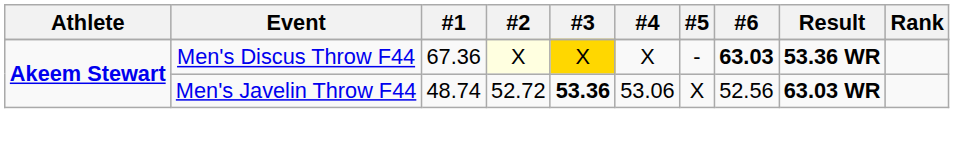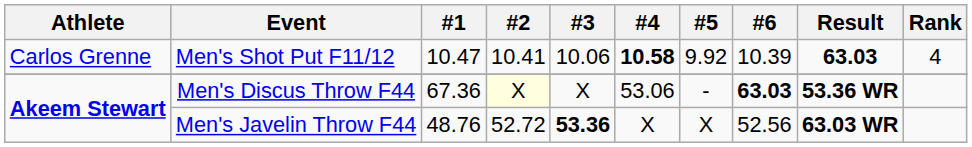+ row: (285, 57)
(583, 57) gold background -> (583, 91) no background
(647, 57) X -> (647, 91) 53.06
(454, 91) 48.74 -> (454, 125) 48.76
(647, 91) 53.06 -> (647, 125) X
